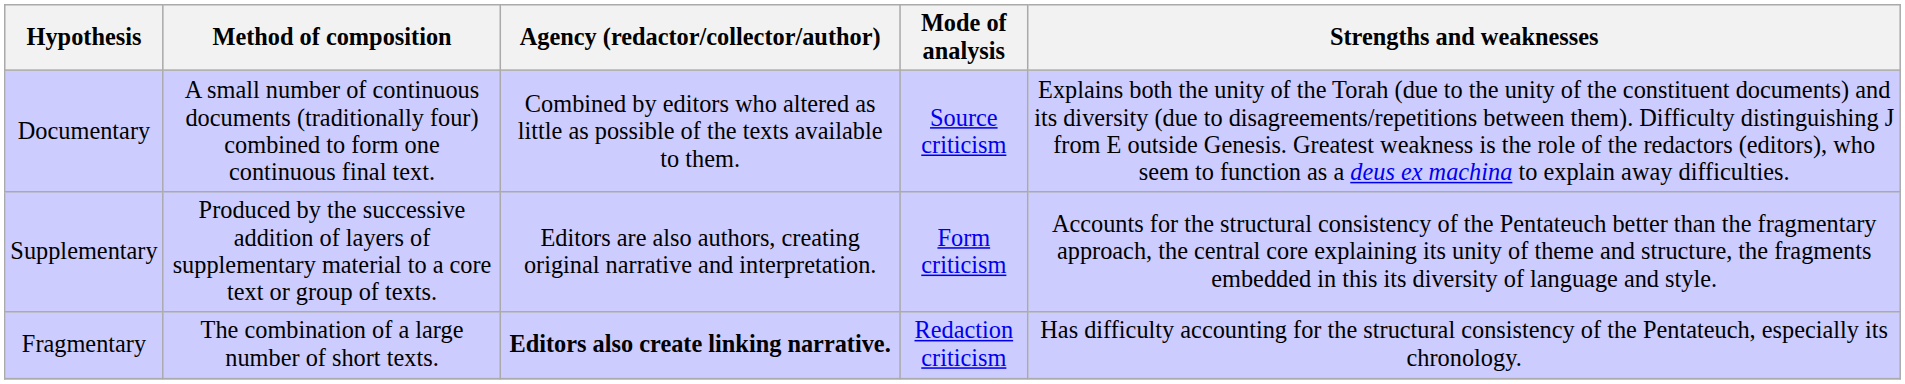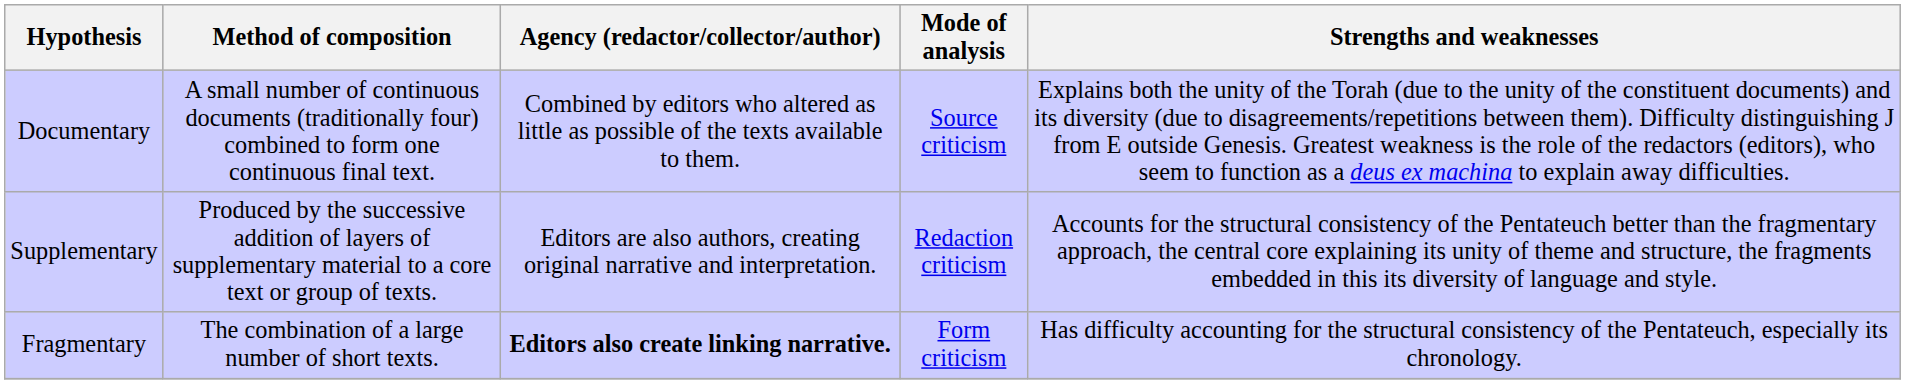(964, 251) Form criticism -> (964, 251) Redaction criticism
(964, 344) Redaction criticism -> (964, 344) Form criticism
